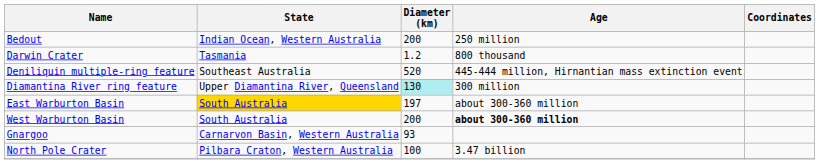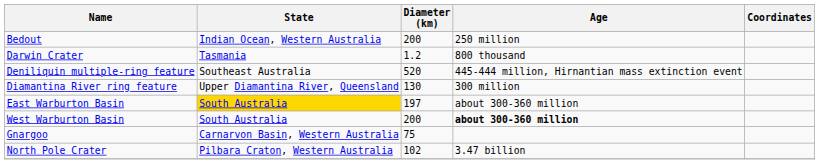(415, 87) paleturquoise background -> (415, 87) no background
(409, 135) 93 -> (409, 135) 75
(412, 151) 100 -> (412, 151) 102
